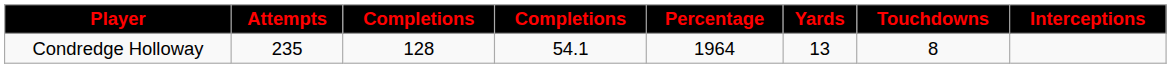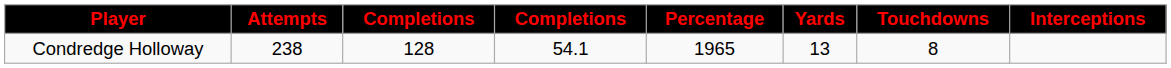(287, 48) 235 -> (287, 48) 238
(715, 48) 1964 -> (715, 48) 1965
